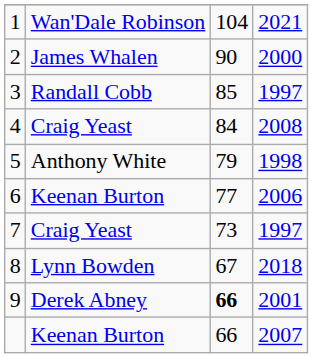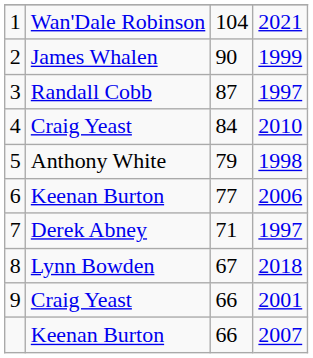(280, 56) 2000 -> (280, 56) 1999
(226, 91) 85 -> (226, 91) 87
(280, 126) 2008 -> (280, 126) 2010
(81, 230) Craig Yeast -> (89, 230) Derek Abney
(226, 230) 73 -> (226, 230) 71
(89, 299) Derek Abney -> (81, 299) Craig Yeast
(226, 299) bold -> (226, 299) normal
